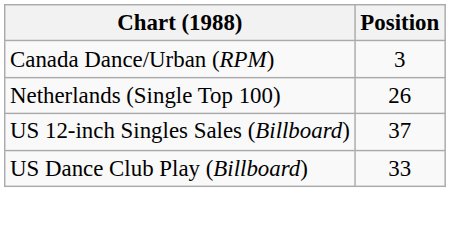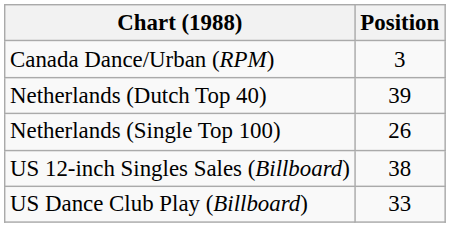+ row: (138, 95)
(400, 131) 37 -> (400, 167) 38
